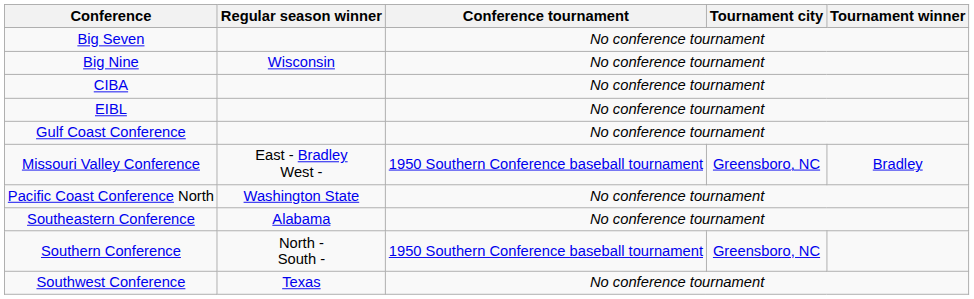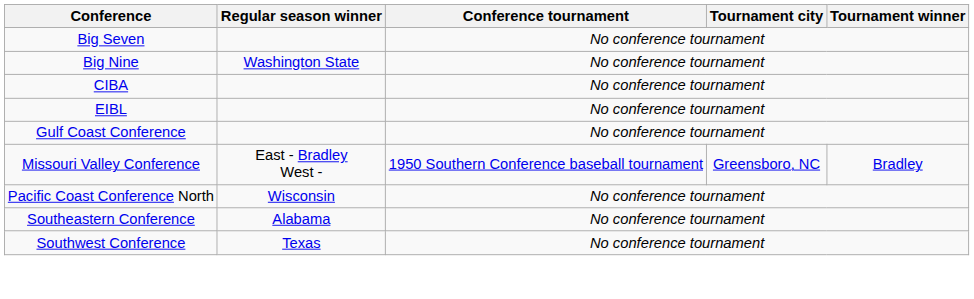(301, 62) Wisconsin -> (301, 62) Washington State
(301, 196) Washington State -> (301, 196) Wisconsin
- row: (111, 251)
